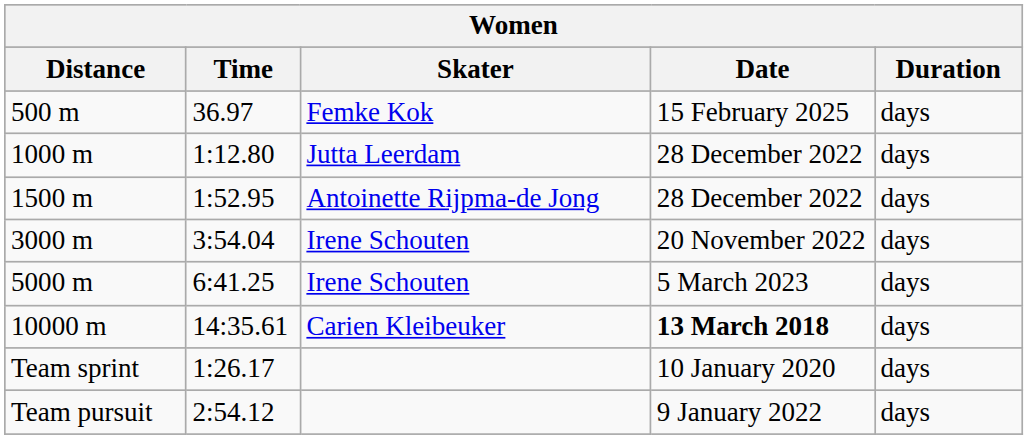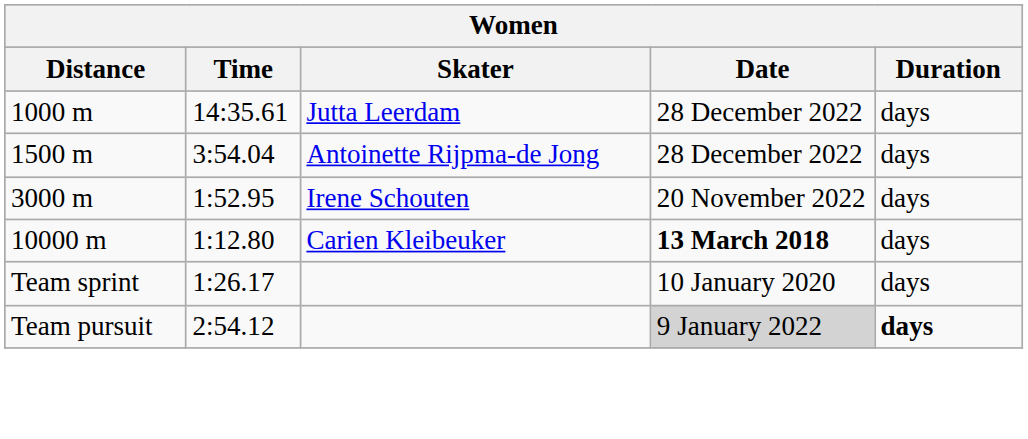- row: (45, 111)
(233, 154) 1:12.80 -> (240, 111) 14:35.61
(233, 197) 1:52.95 -> (233, 154) 3:54.04
(233, 240) 3:54.04 -> (233, 197) 1:52.95
- row: (52, 283)
(240, 326) 14:35.61 -> (233, 240) 1:12.80
(739, 411) no background -> (739, 326) lightgrey background
(905, 411) normal -> (907, 326) bold
